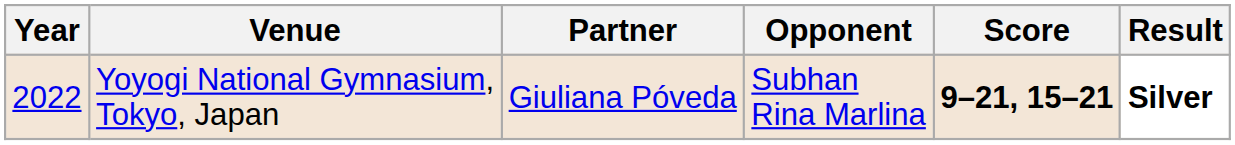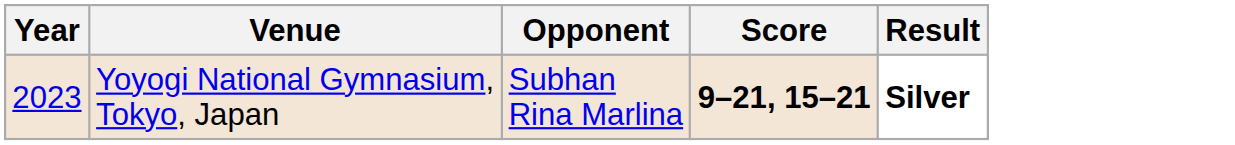- column: (623, 30)
(47, 96) 2022 -> (47, 96) 2023
